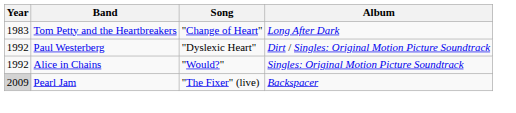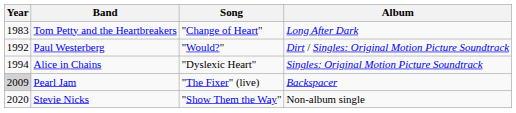(219, 47) "Dyslexic Heart" -> (203, 47) "Would?"
(18, 64) 1992 -> (18, 64) 1994
(203, 64) "Would?" -> (219, 64) "Dyslexic Heart"
+ row: (61, 99)
